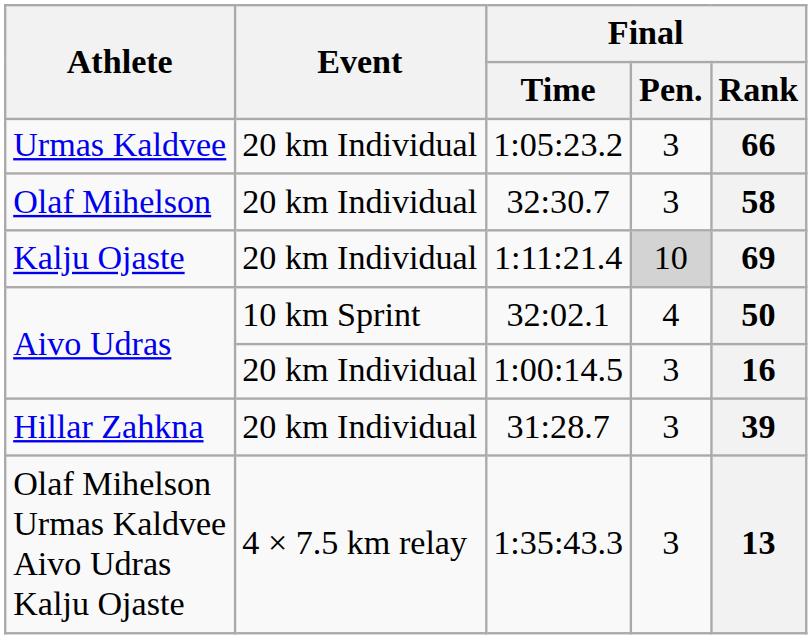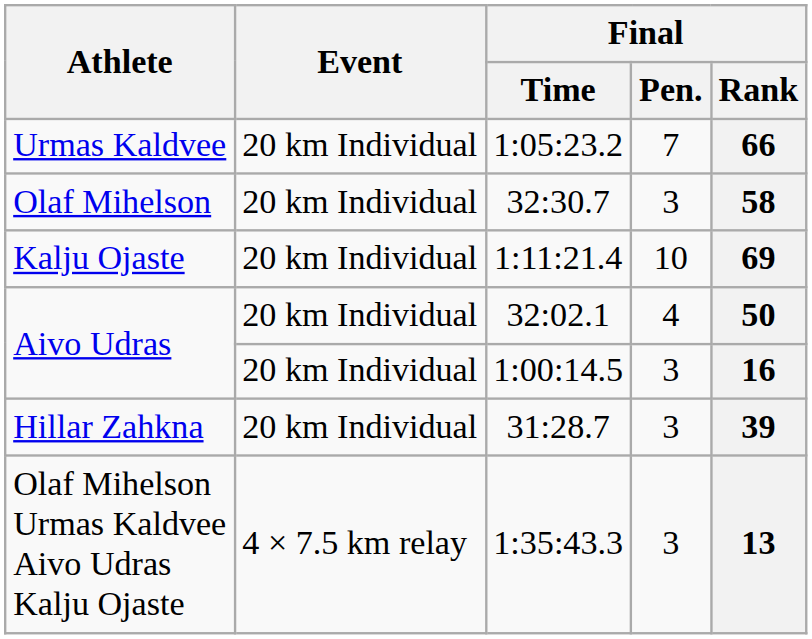(671, 145) 3 -> (671, 145) 7
(671, 258) lightgrey background -> (671, 258) no background
(331, 314) 10 km Sprint -> (360, 314) 20 km Individual
